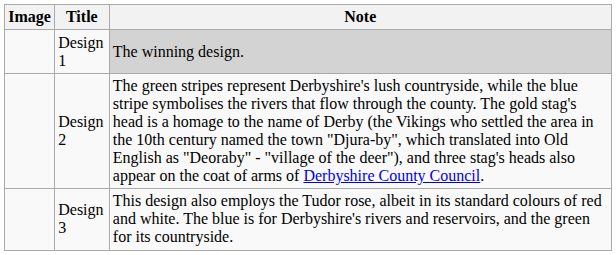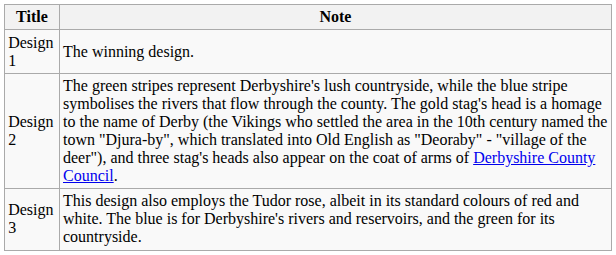- column: (30, 17)
(178, 51) lightgrey background -> (129, 51) no background
